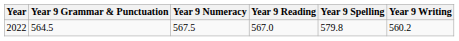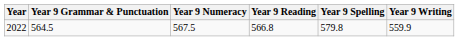(262, 28) 567.0 -> (262, 28) 566.8
(400, 28) 560.2 -> (400, 28) 559.9
